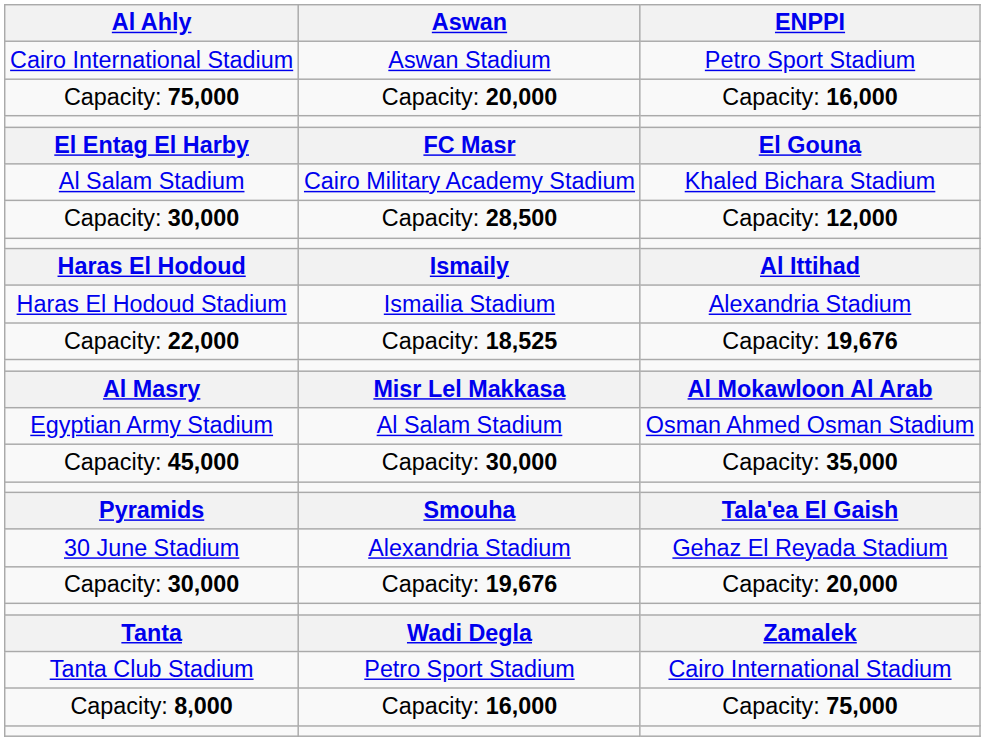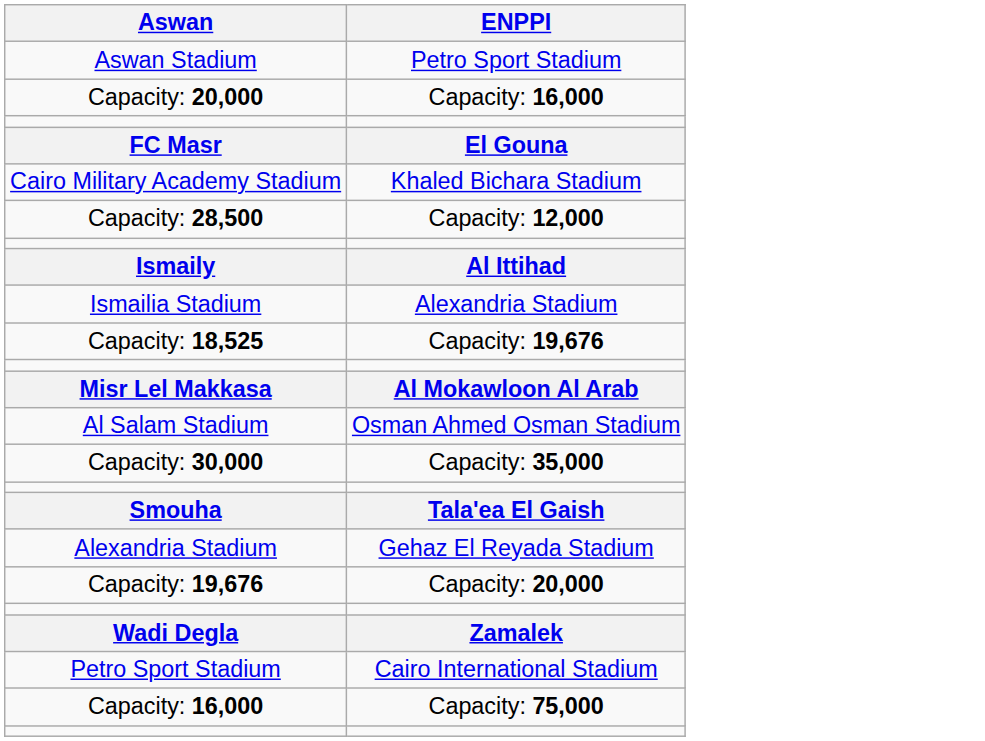- column: (152, 23)
